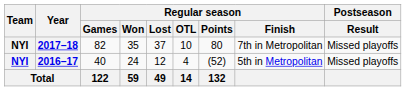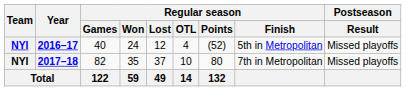rows swapped: (58, 62) <-> (58, 45)
